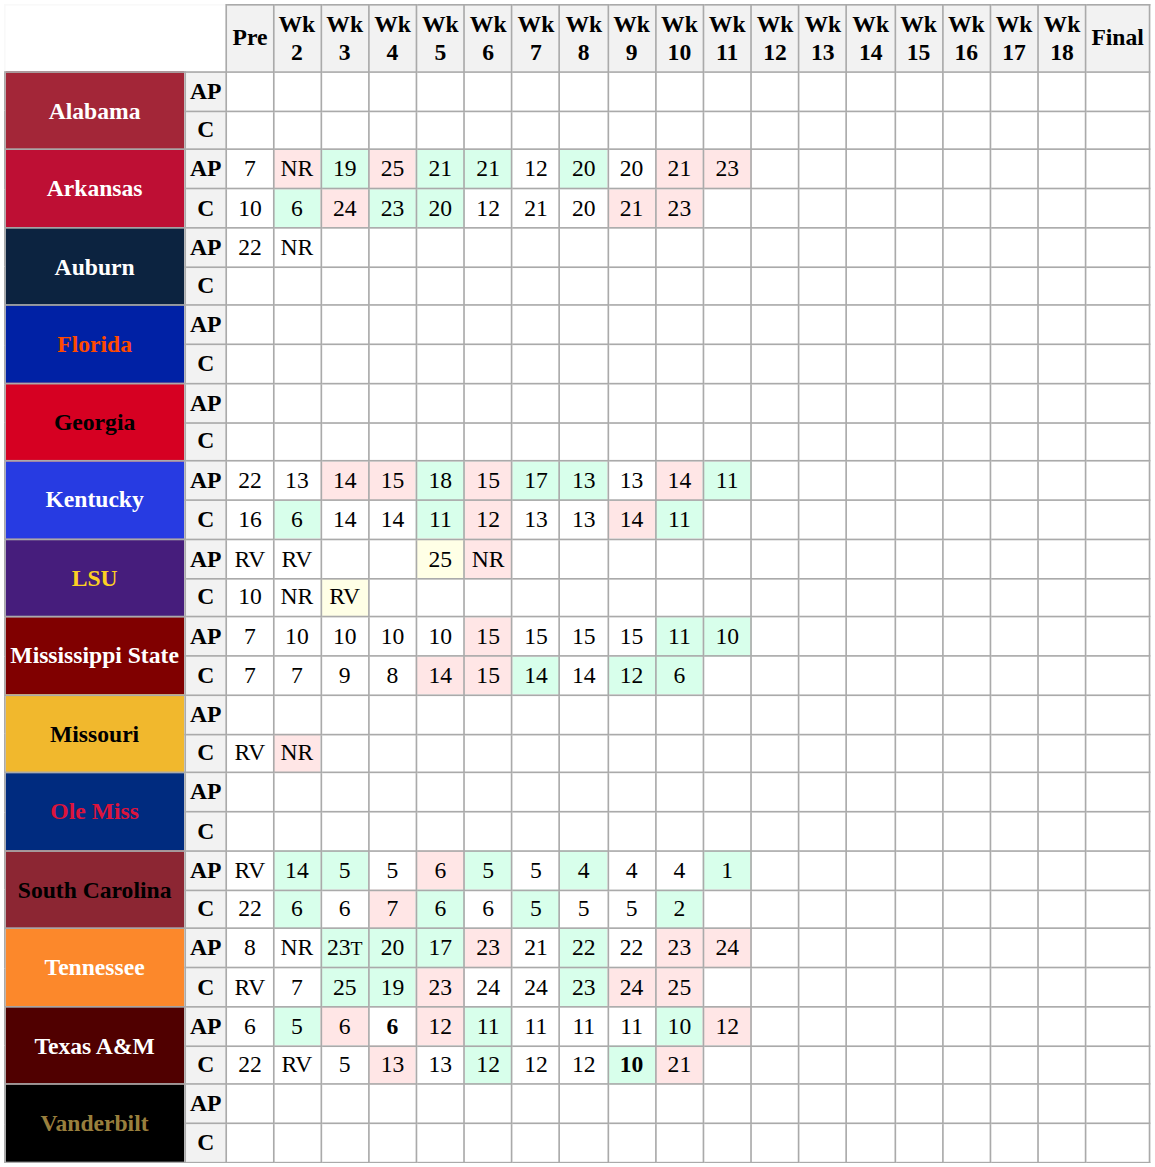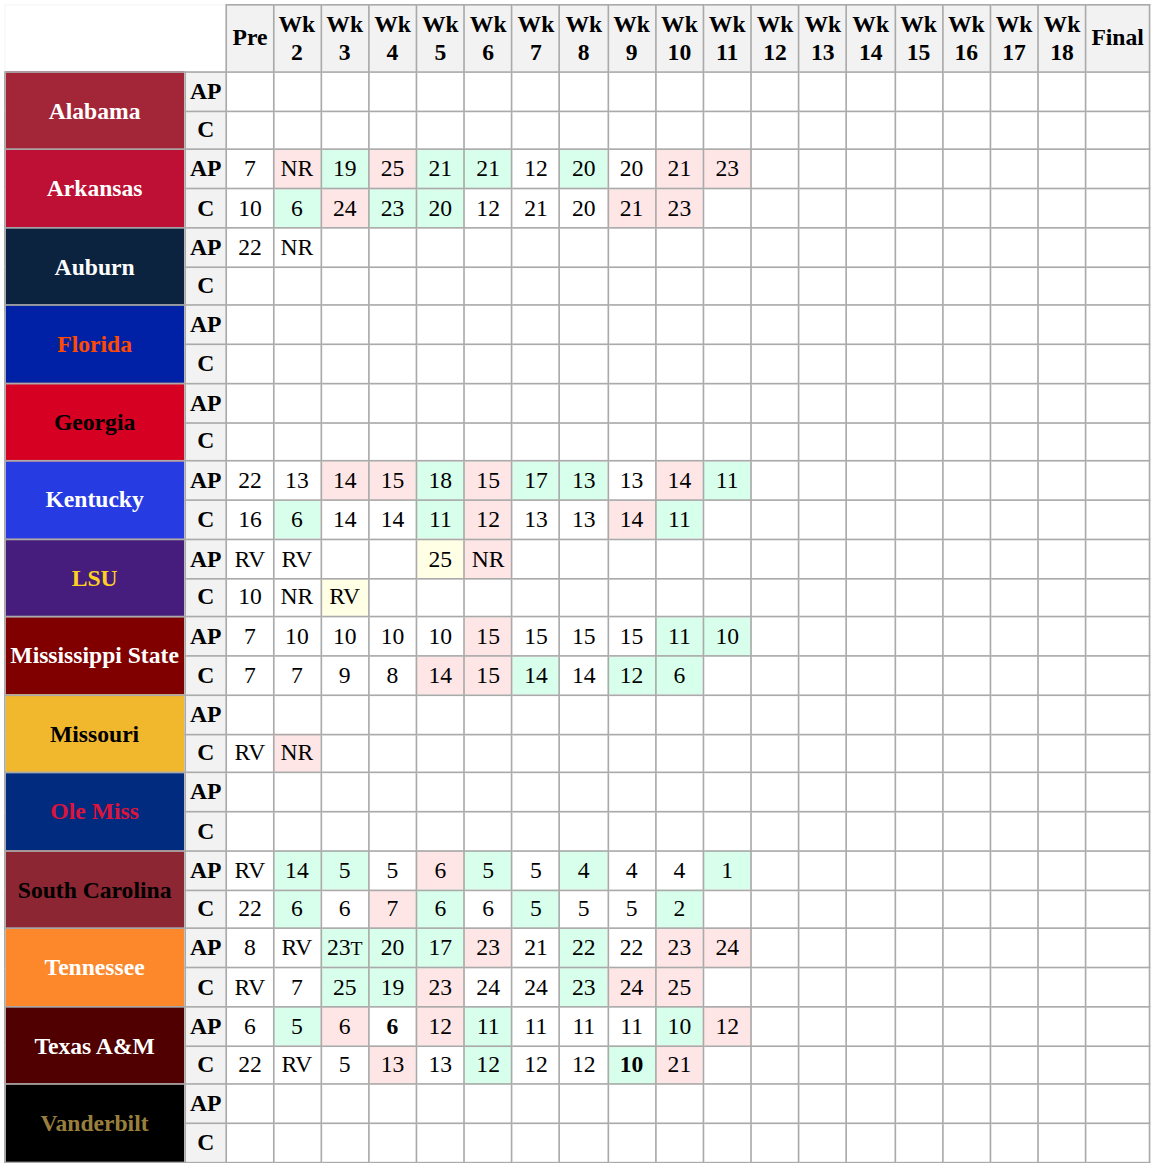(297, 948) NR -> (297, 948) RV
